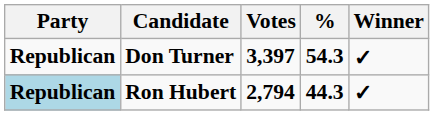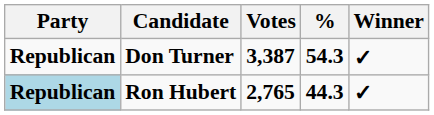(271, 56) 3,397 -> (271, 56) 3,387
(271, 92) 2,794 -> (271, 92) 2,765
